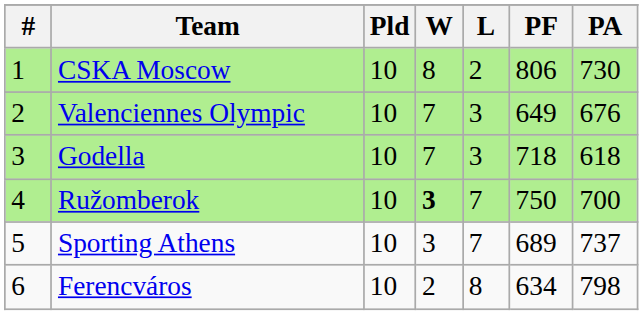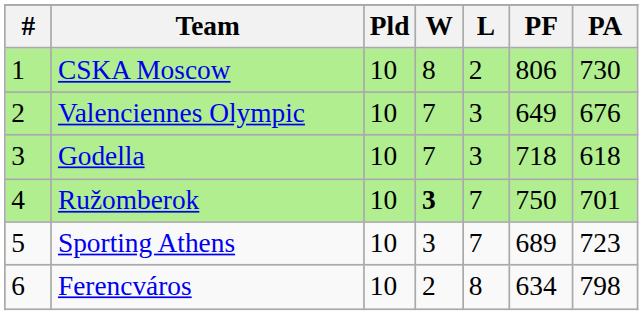(600, 199) 700 -> (600, 199) 701
(600, 243) 737 -> (600, 243) 723
